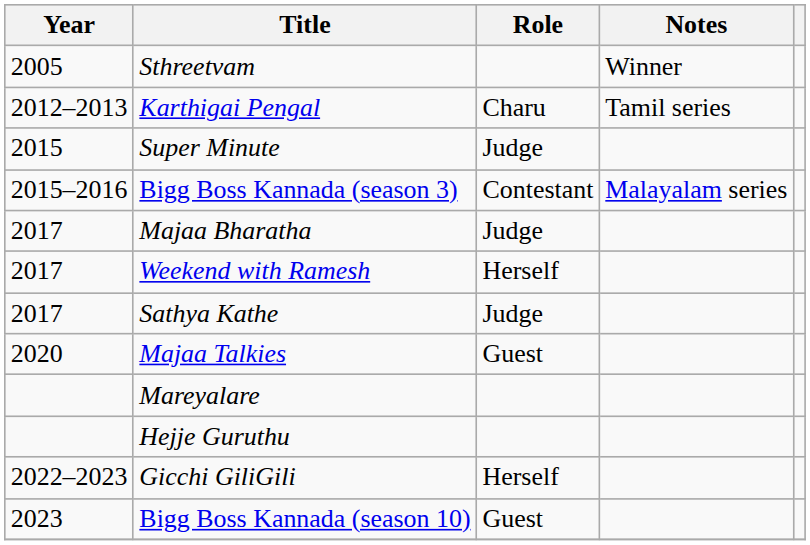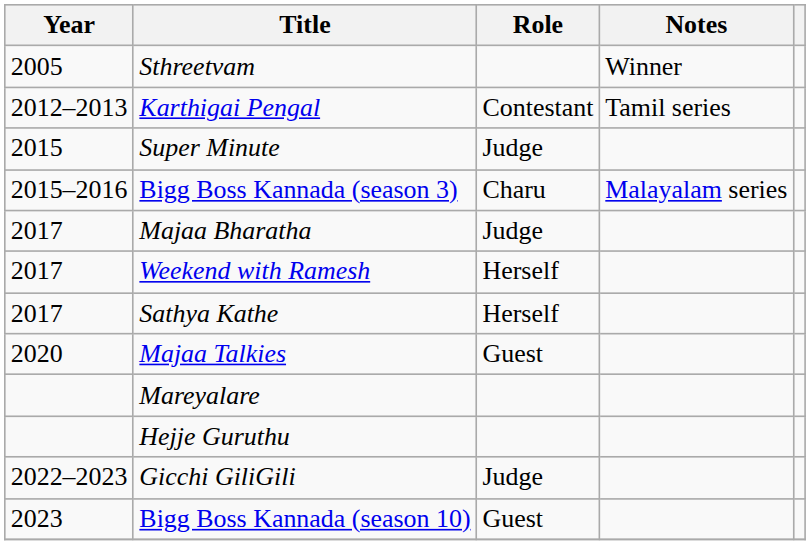(514, 107) Charu -> (538, 107) Contestant
(538, 189) Contestant -> (514, 189) Charu
(513, 312) Judge -> (521, 312) Herself
(521, 477) Herself -> (513, 477) Judge
